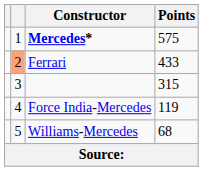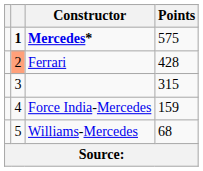(18, 38) normal -> (18, 38) bold
(168, 61) 433 -> (168, 61) 428
(168, 108) 119 -> (168, 108) 159
